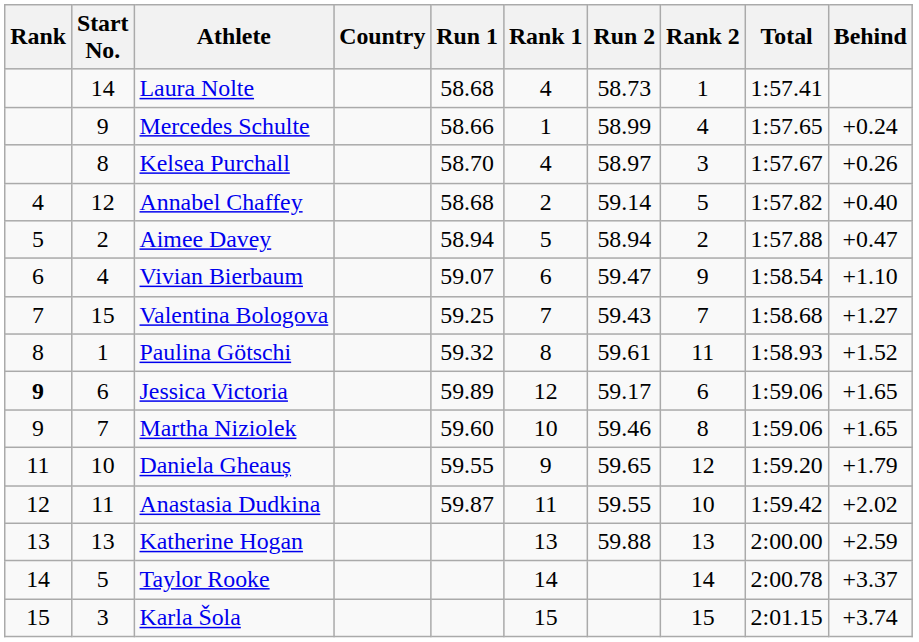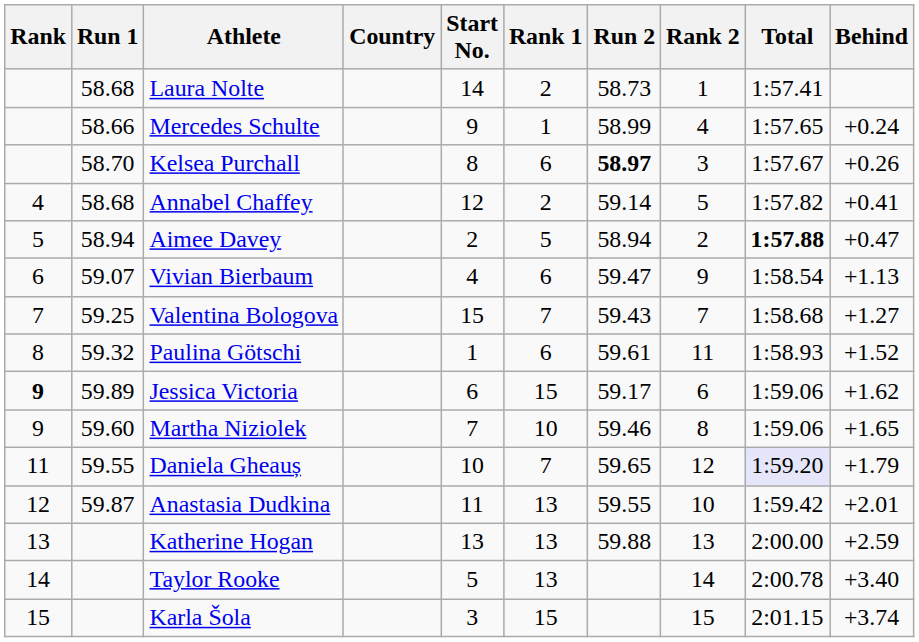columns swapped: (103, 36) <-> (467, 36)
(546, 88) 4 -> (546, 88) 2
(546, 163) 4 -> (546, 163) 6
(624, 163) normal -> (624, 163) bold
(870, 201) +0.40 -> (872, 201) +0.41
(787, 239) normal -> (787, 239) bold
(870, 277) +1.10 -> (872, 277) +1.13
(546, 352) 8 -> (546, 352) 6
(546, 390) 12 -> (546, 390) 15
(870, 390) +1.65 -> (872, 390) +1.62
(546, 466) 9 -> (546, 466) 7
(787, 466) no background -> (787, 466) lavender background
(546, 503) 11 -> (546, 503) 13
(870, 503) +2.02 -> (872, 503) +2.01
(546, 579) 14 -> (546, 579) 13
(870, 579) +3.37 -> (872, 579) +3.40
